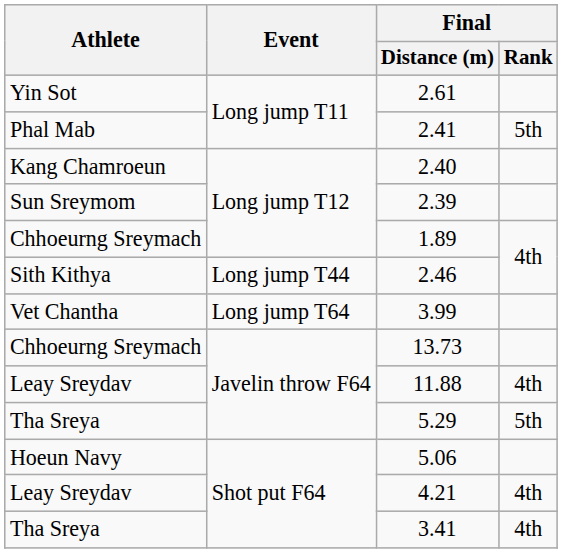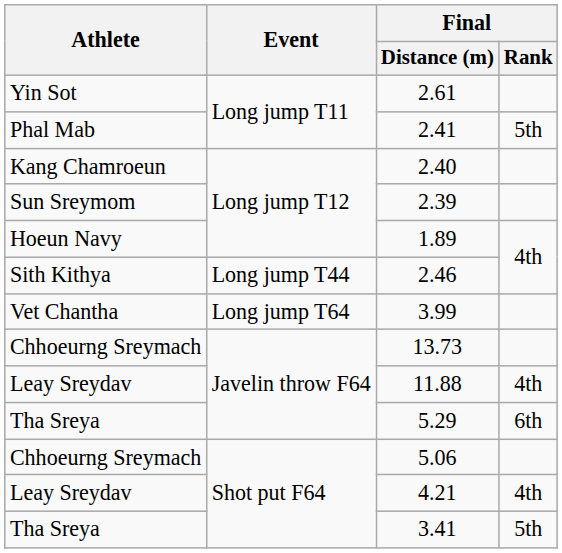(106, 239) Chhoeurng Sreymach -> (66, 239) Hoeun Navy
(528, 420) 5th -> (528, 420) 6th
(66, 457) Hoeun Navy -> (106, 457) Chhoeurng Sreymach
(528, 529) 4th -> (528, 529) 5th
